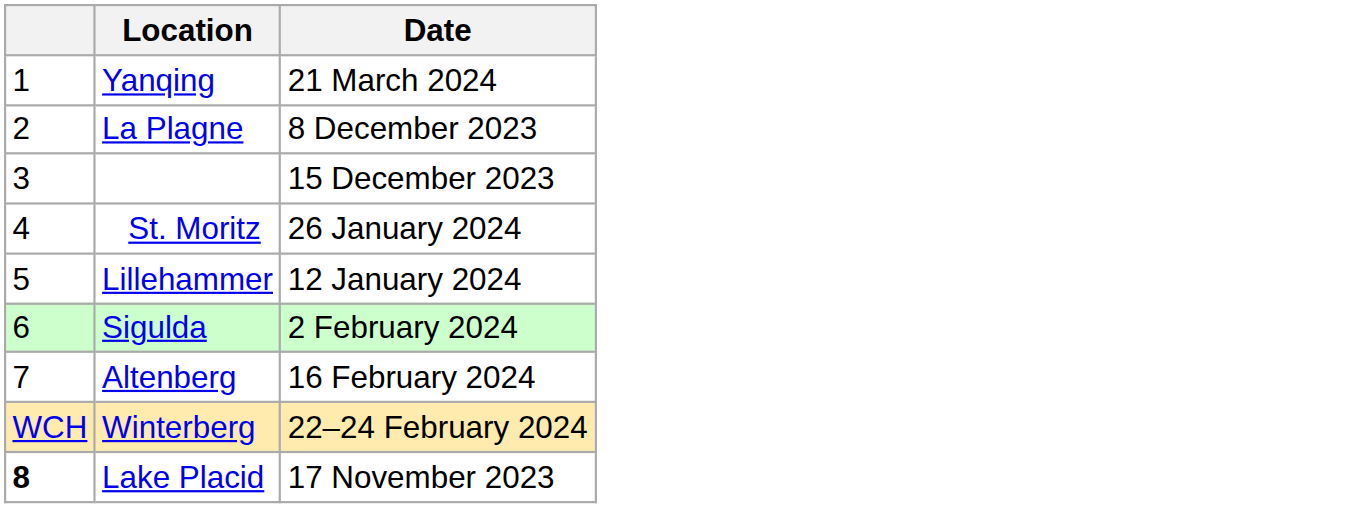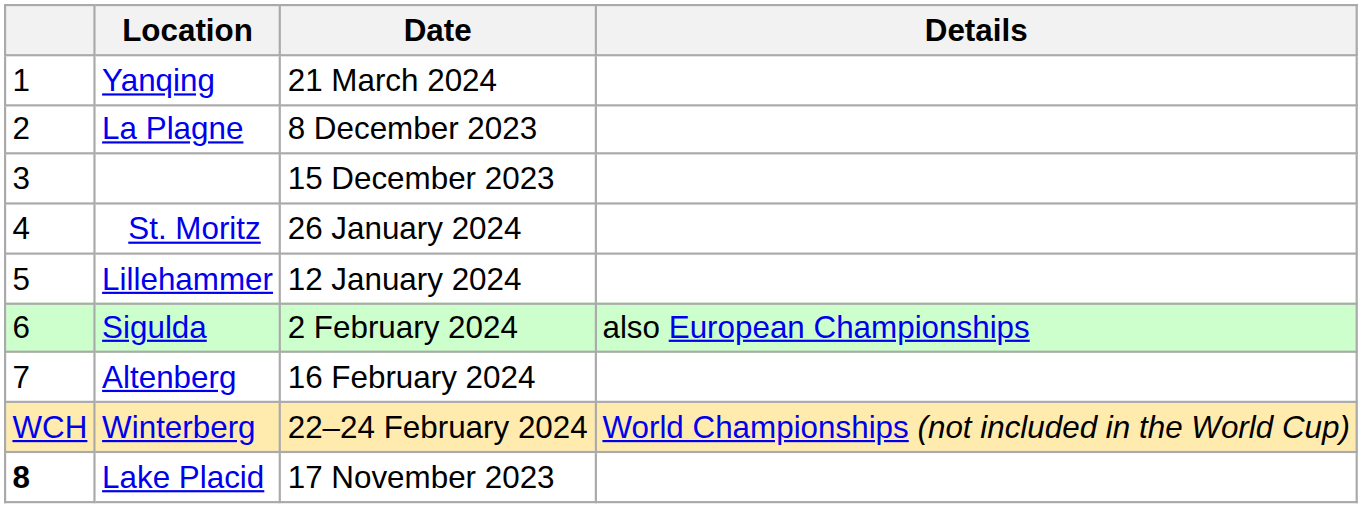+ column: (976, 30)
